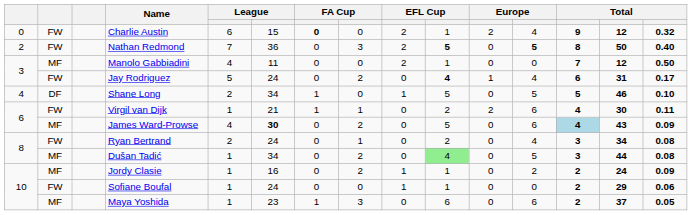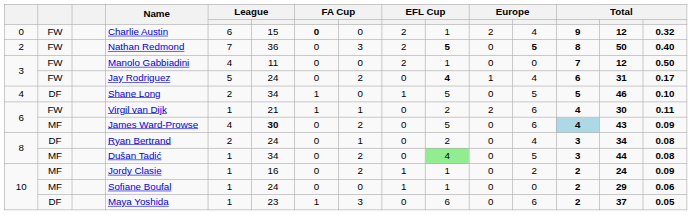(55, 63) MF -> (55, 63) FW
(55, 140) FW -> (55, 140) DF
(55, 187) FW -> (55, 187) MF
(55, 202) MF -> (55, 202) DF
